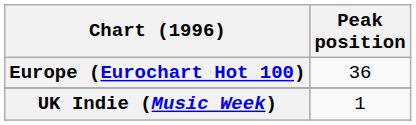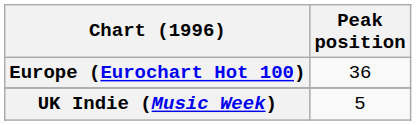(360, 104) 1 -> (360, 104) 5
